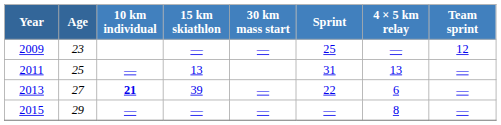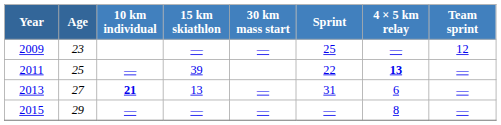(197, 70) 13 -> (197, 70) 39
(329, 70) 31 -> (329, 70) 22
(396, 70) normal -> (396, 70) bold
(197, 90) 39 -> (197, 90) 13
(329, 90) 22 -> (329, 90) 31
